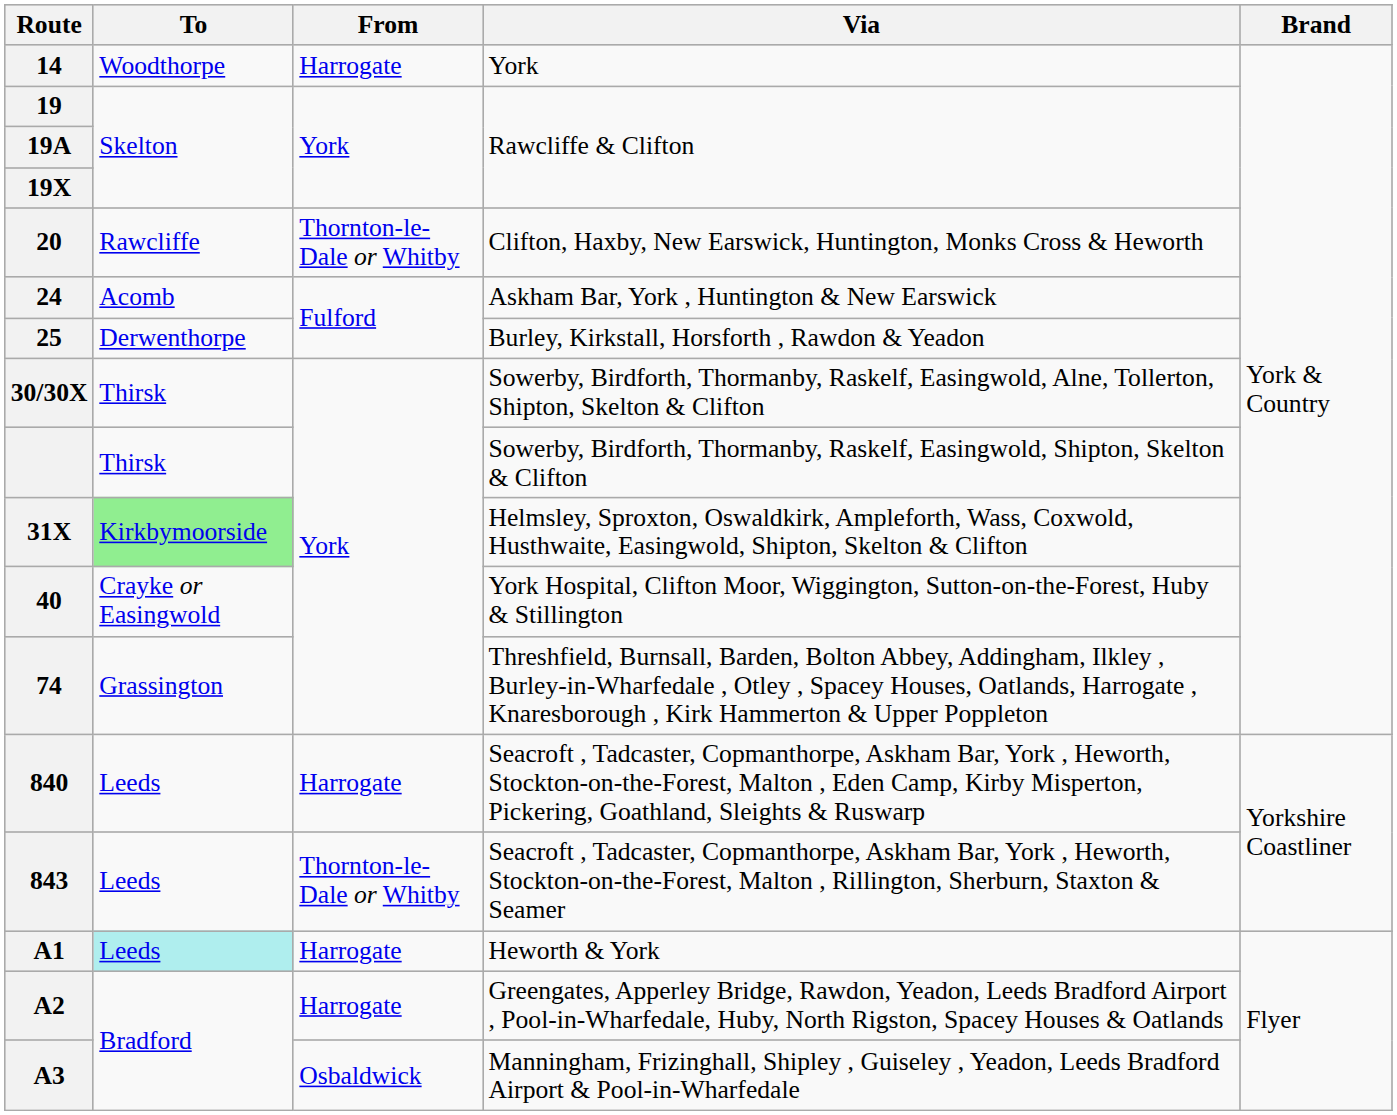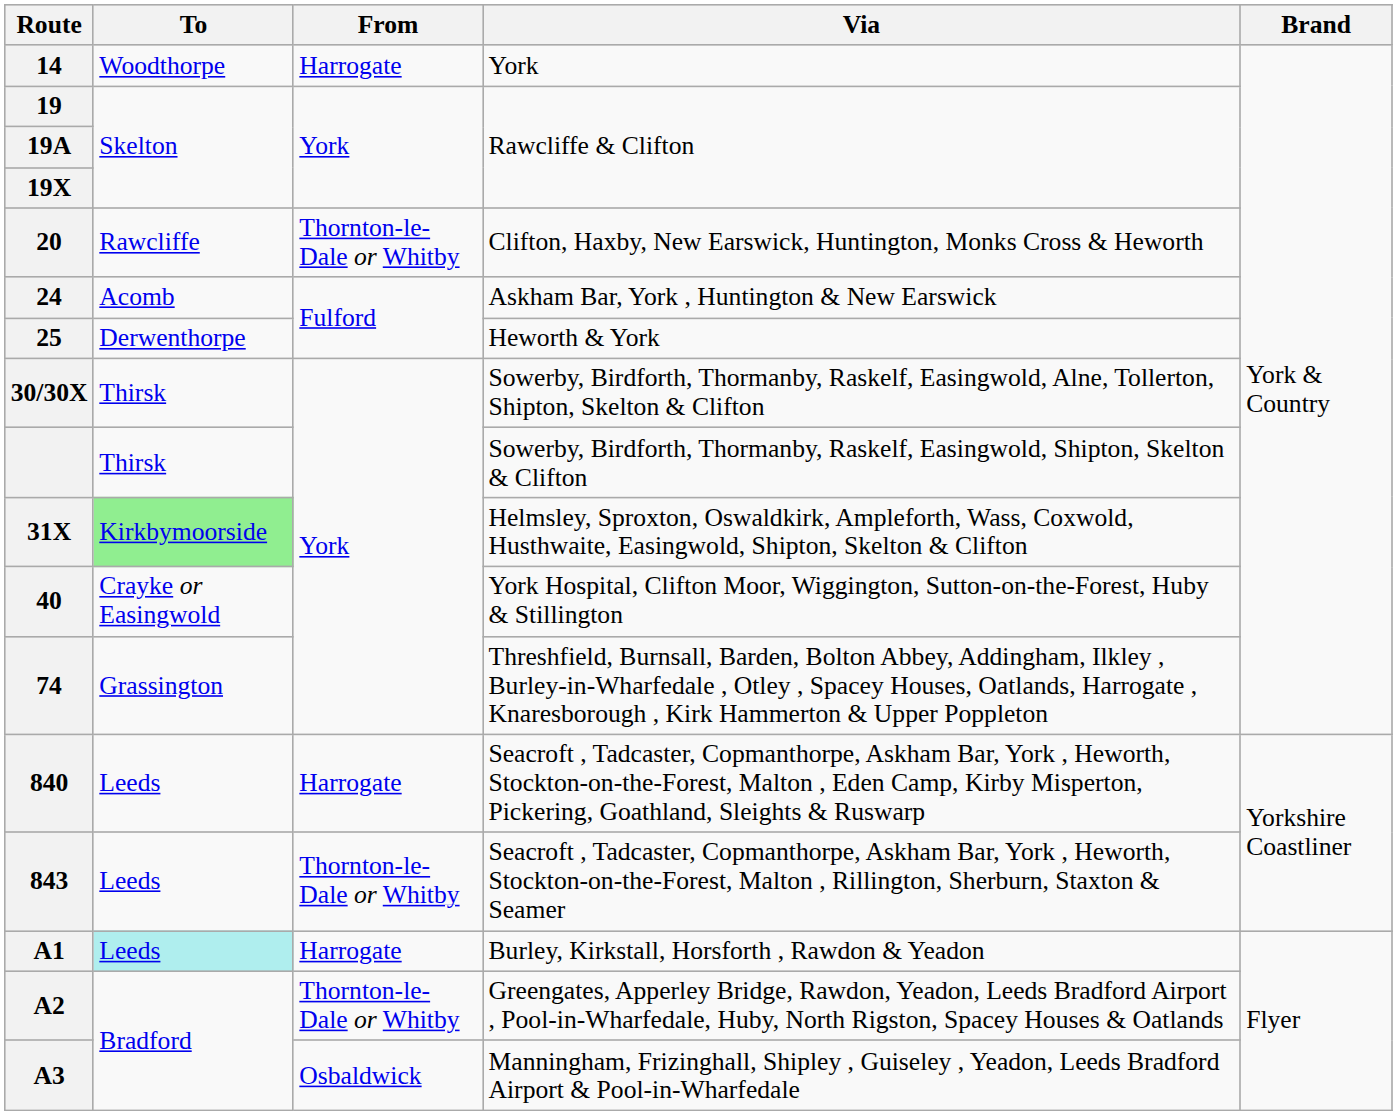(737, 337) Burley, Kirkstall, Horsforth , Rawdon & Yeadon -> (574, 337) Heworth & York
(574, 950) Heworth & York -> (737, 950) Burley, Kirkstall, Horsforth , Rawdon & Yeadon
(351, 1005) Harrogate -> (379, 1005) Thornton-le-Dale or Whitby
